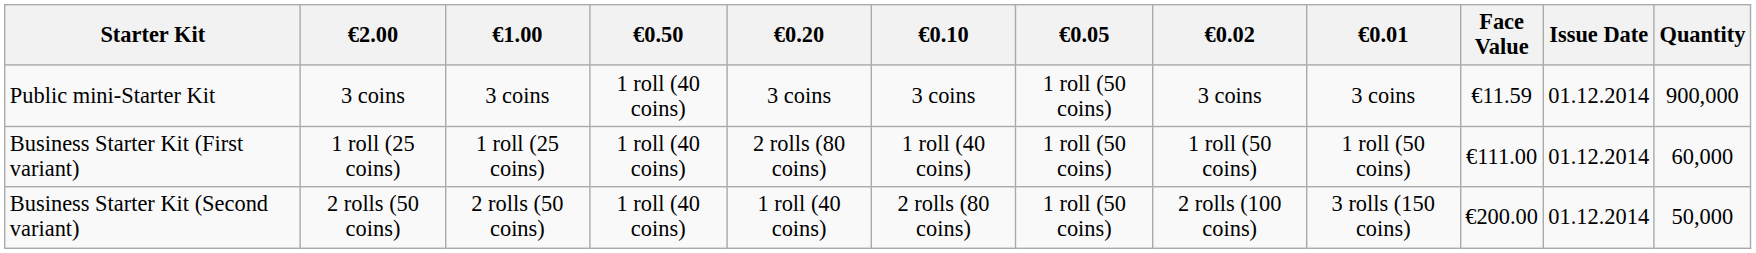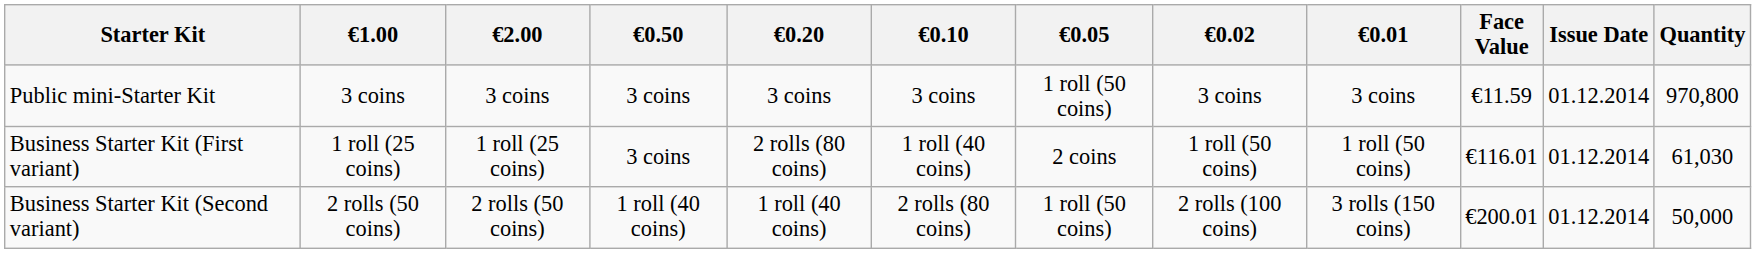columns swapped: (373, 34) <-> (517, 34)
(658, 95) 1 roll (40 coins) -> (658, 95) 3 coins
(1702, 95) 900,000 -> (1702, 95) 970,800
(658, 156) 1 roll (40 coins) -> (658, 156) 3 coins
(1084, 156) 1 roll (50 coins) -> (1084, 156) 2 coins
(1502, 156) €111.00 -> (1502, 156) €116.01
(1702, 156) 60,000 -> (1702, 156) 61,030
(1502, 217) €200.00 -> (1502, 217) €200.01
